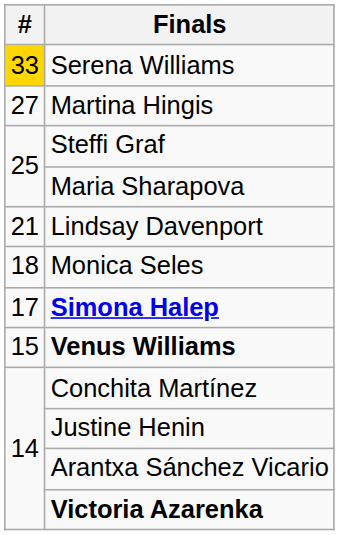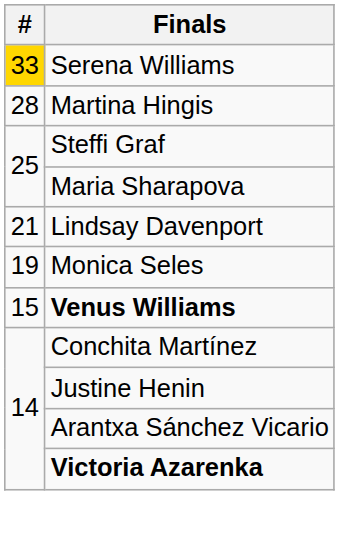(25, 105) 27 -> (25, 105) 28
(25, 266) 18 -> (25, 266) 19
- row: (135, 307)
